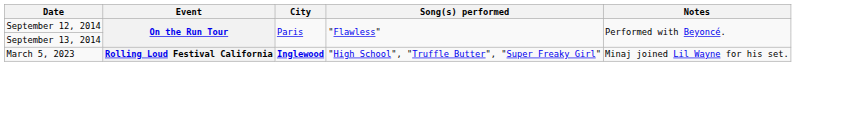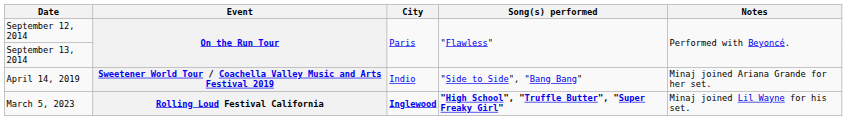+ row: (43, 79)
(465, 54) normal -> (543, 103) bold
